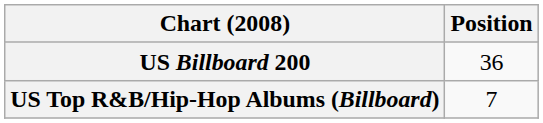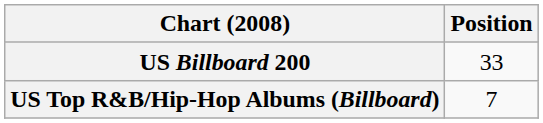(492, 61) 36 -> (492, 61) 33
